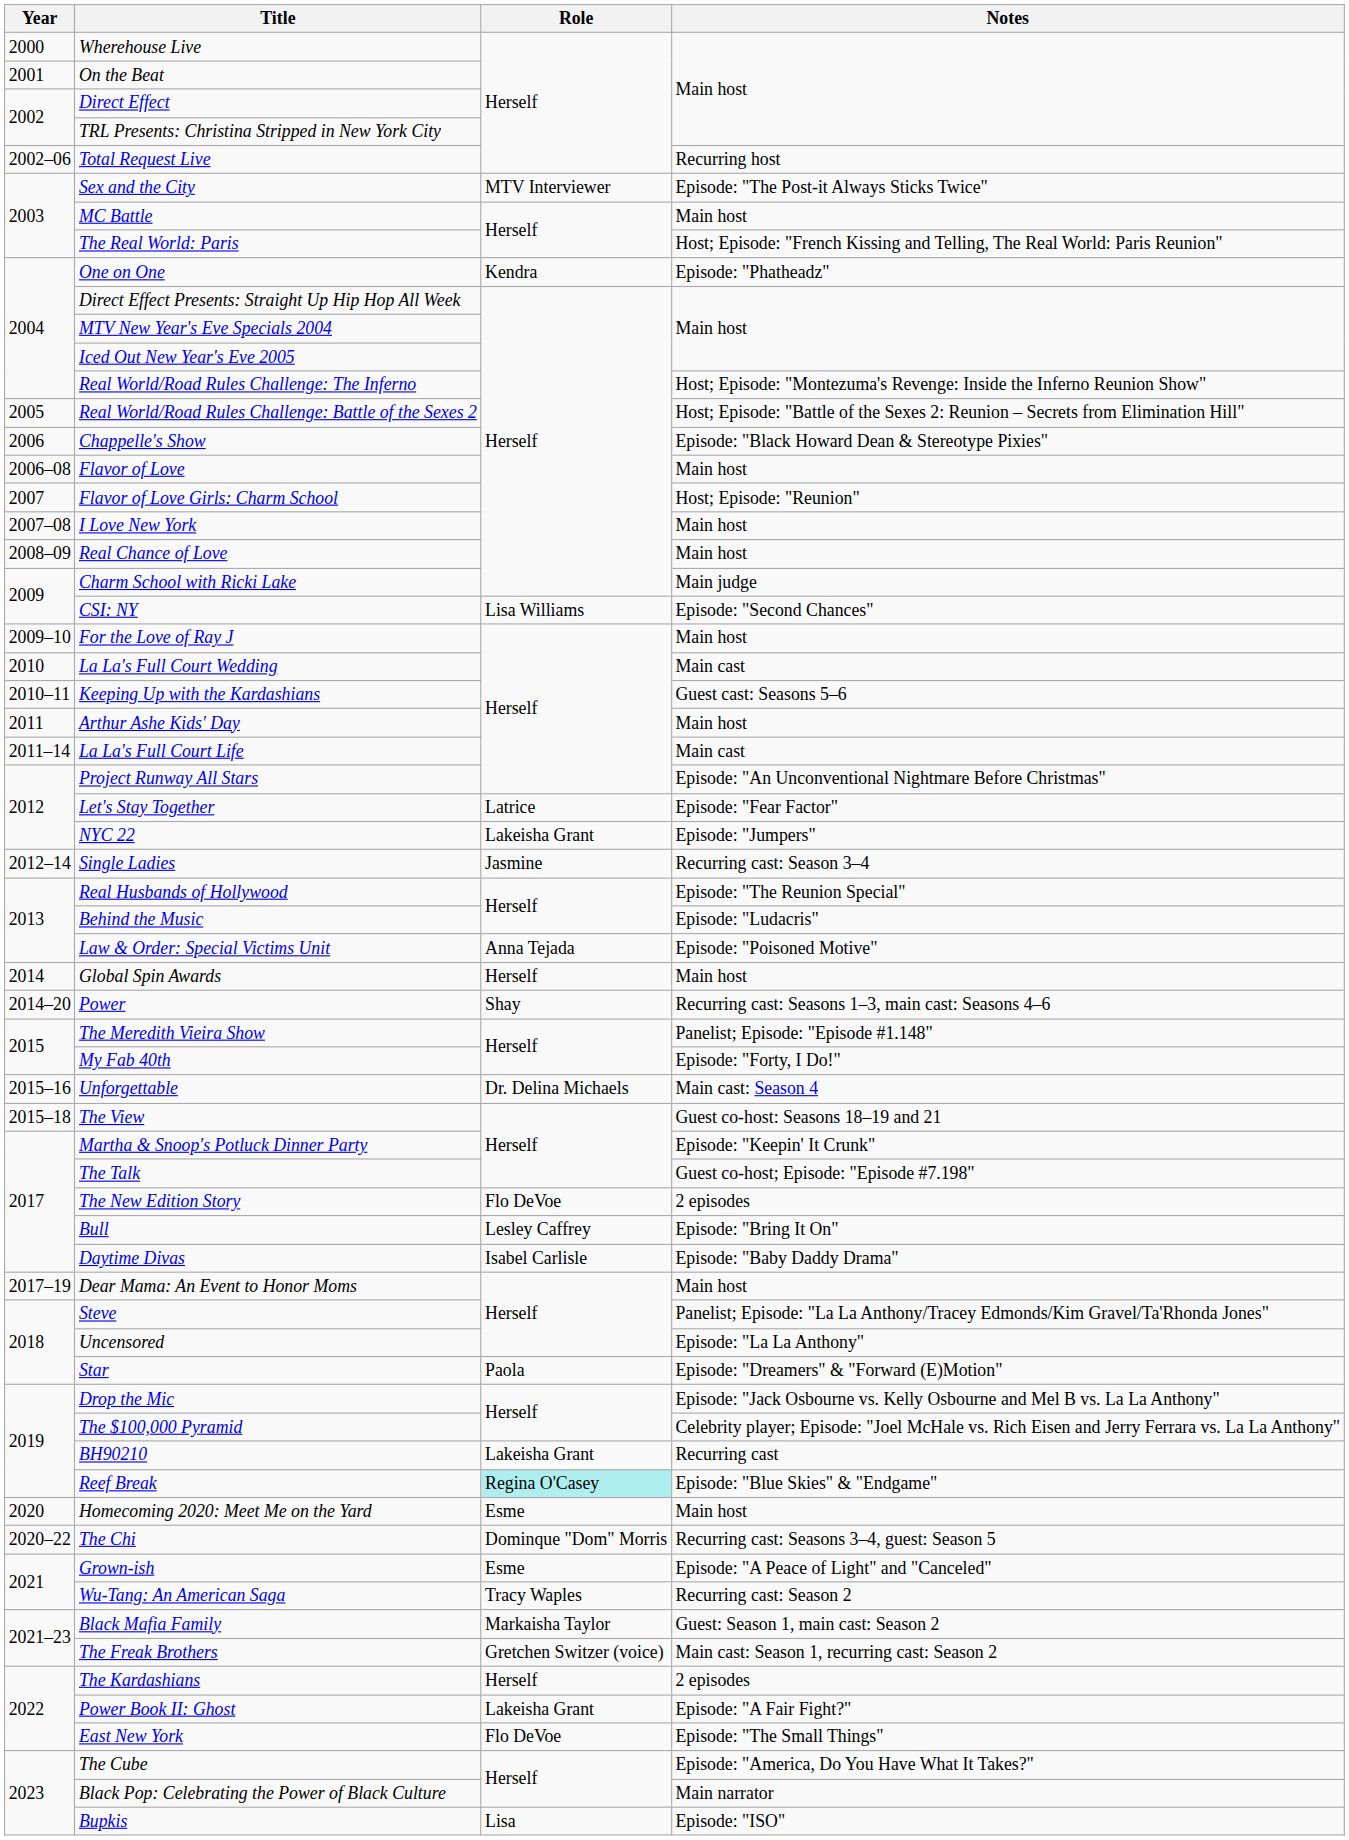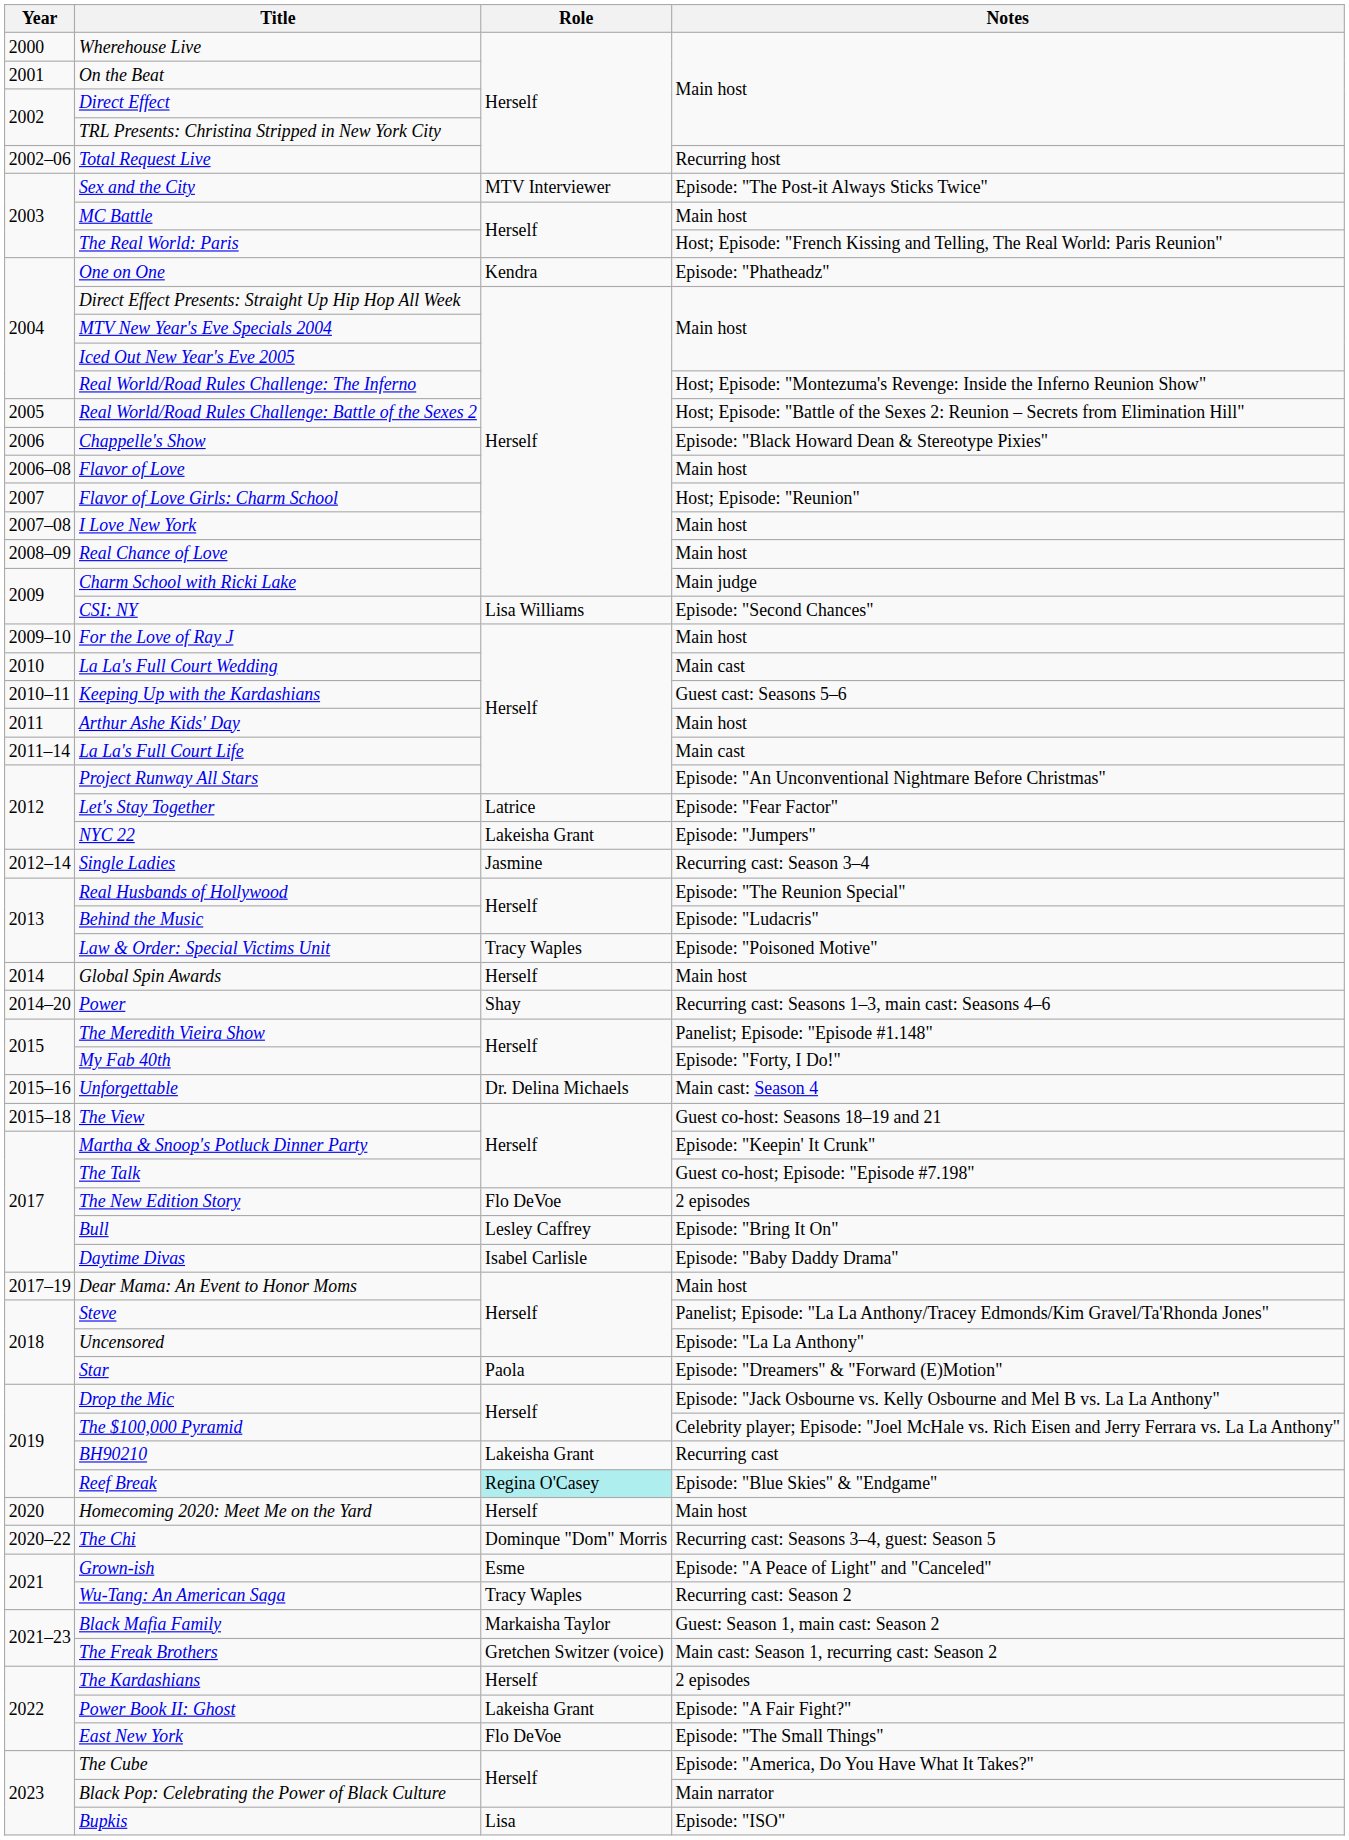(530, 948) Anna Tejada -> (533, 948) Tracy Waples
(505, 1511) Esme -> (511, 1511) Herself
